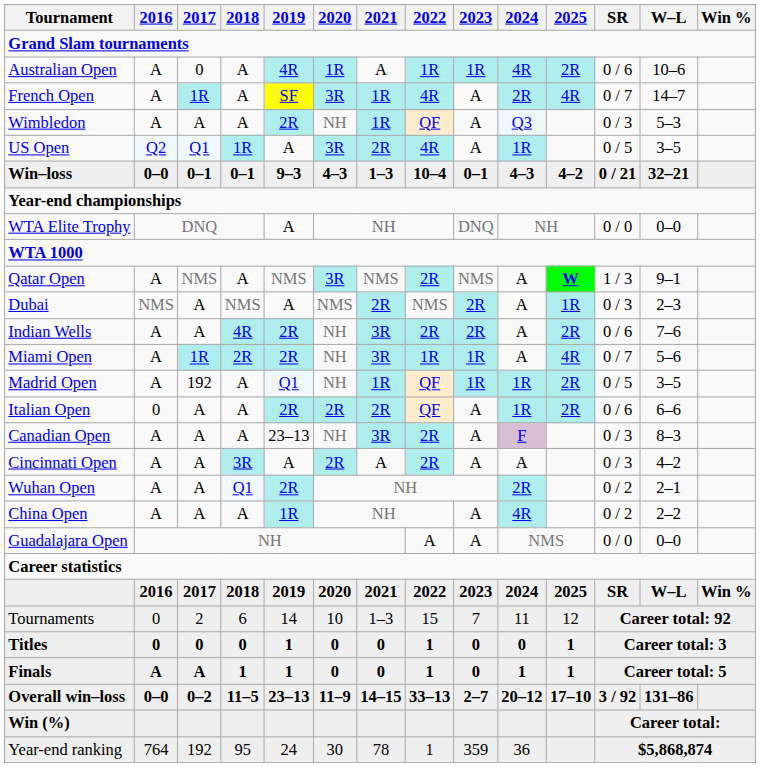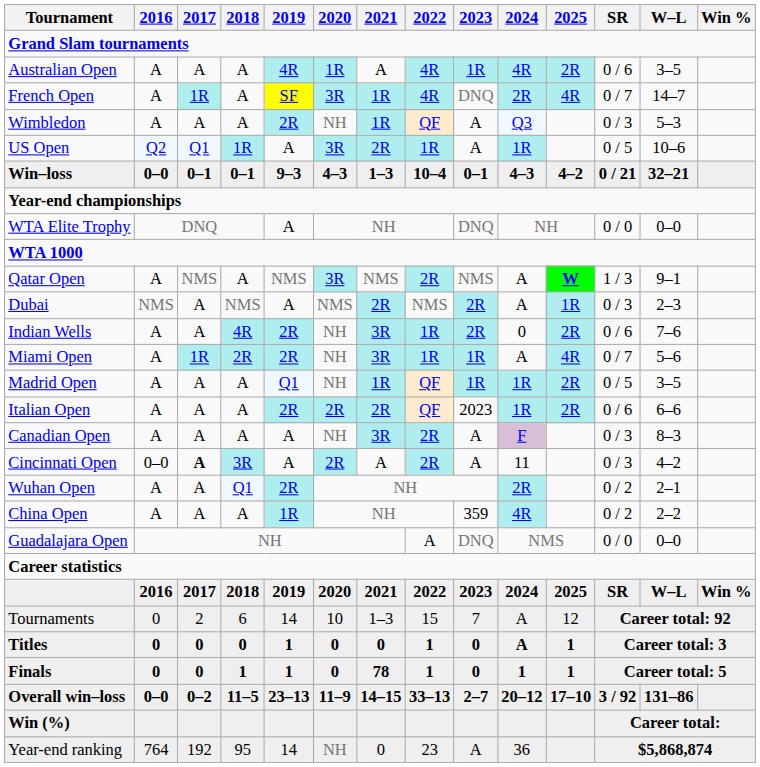(199, 69) 0 -> (199, 69) A
(430, 69) 1R -> (430, 69) 4R
(669, 69) 10–6 -> (669, 69) 3–5
(476, 95) A -> (476, 95) DNQ
(430, 148) 4R -> (430, 148) 1R
(669, 148) 3–5 -> (669, 148) 10–6
(430, 331) 2R -> (430, 331) 1R
(522, 331) A -> (522, 331) 0
(199, 383) 192 -> (199, 383) A
(156, 409) 0 -> (156, 409) A
(476, 409) A -> (476, 409) 2023
(289, 435) 23–13 -> (289, 435) A
(156, 461) A -> (156, 461) 0–0
(199, 461) normal -> (199, 461) bold
(522, 461) A -> (522, 461) 11
(476, 514) A -> (476, 514) 359
(476, 540) A -> (476, 540) DNQ
(522, 618) 11 -> (522, 618) A
(522, 644) 0 -> (522, 644) A
(156, 670) A -> (156, 670) 0
(199, 670) A -> (199, 670) 0
(381, 670) 0 -> (381, 670) 78
(289, 749) 24 -> (289, 749) 14
(335, 749) 30 -> (335, 749) NH
(381, 749) 78 -> (381, 749) 0
(430, 749) 1 -> (430, 749) 23
(476, 749) 359 -> (476, 749) A
